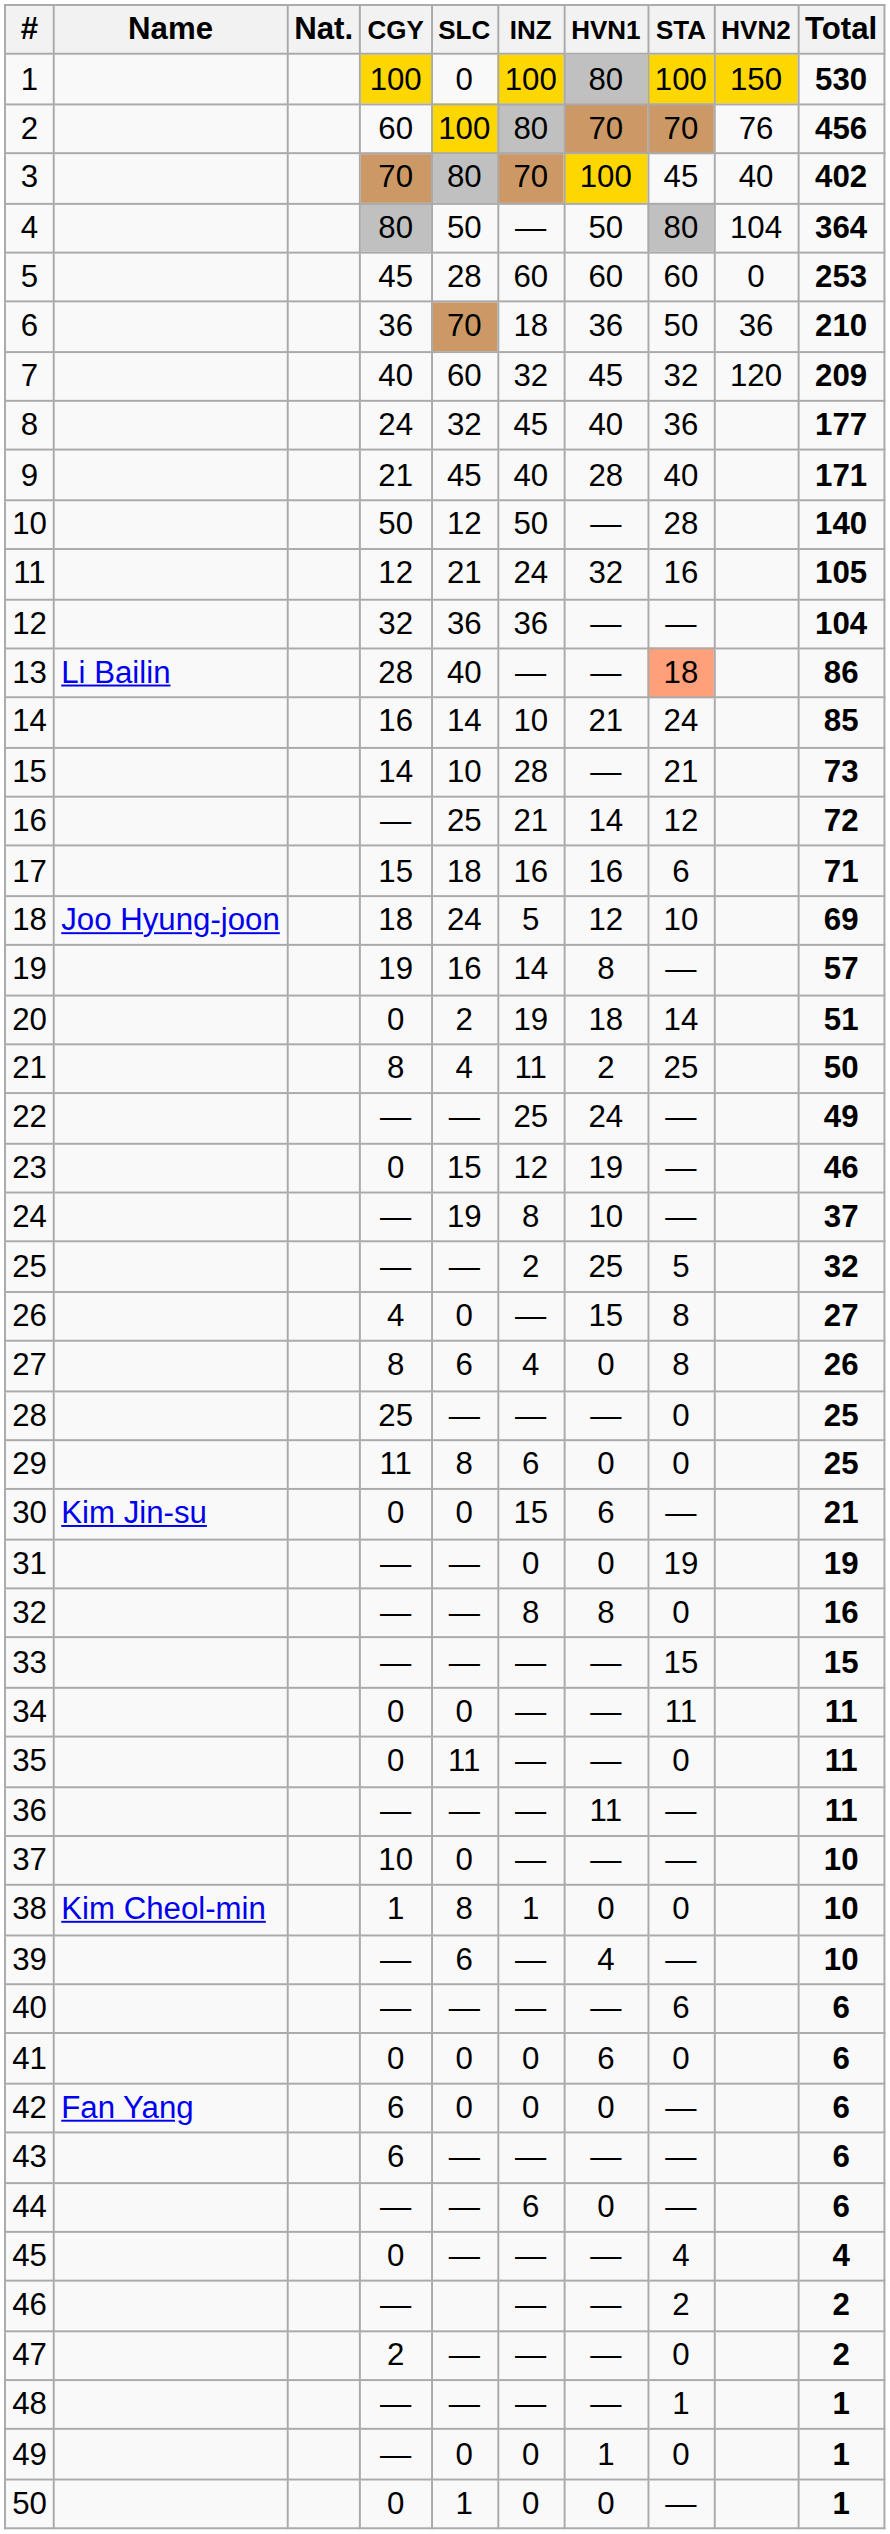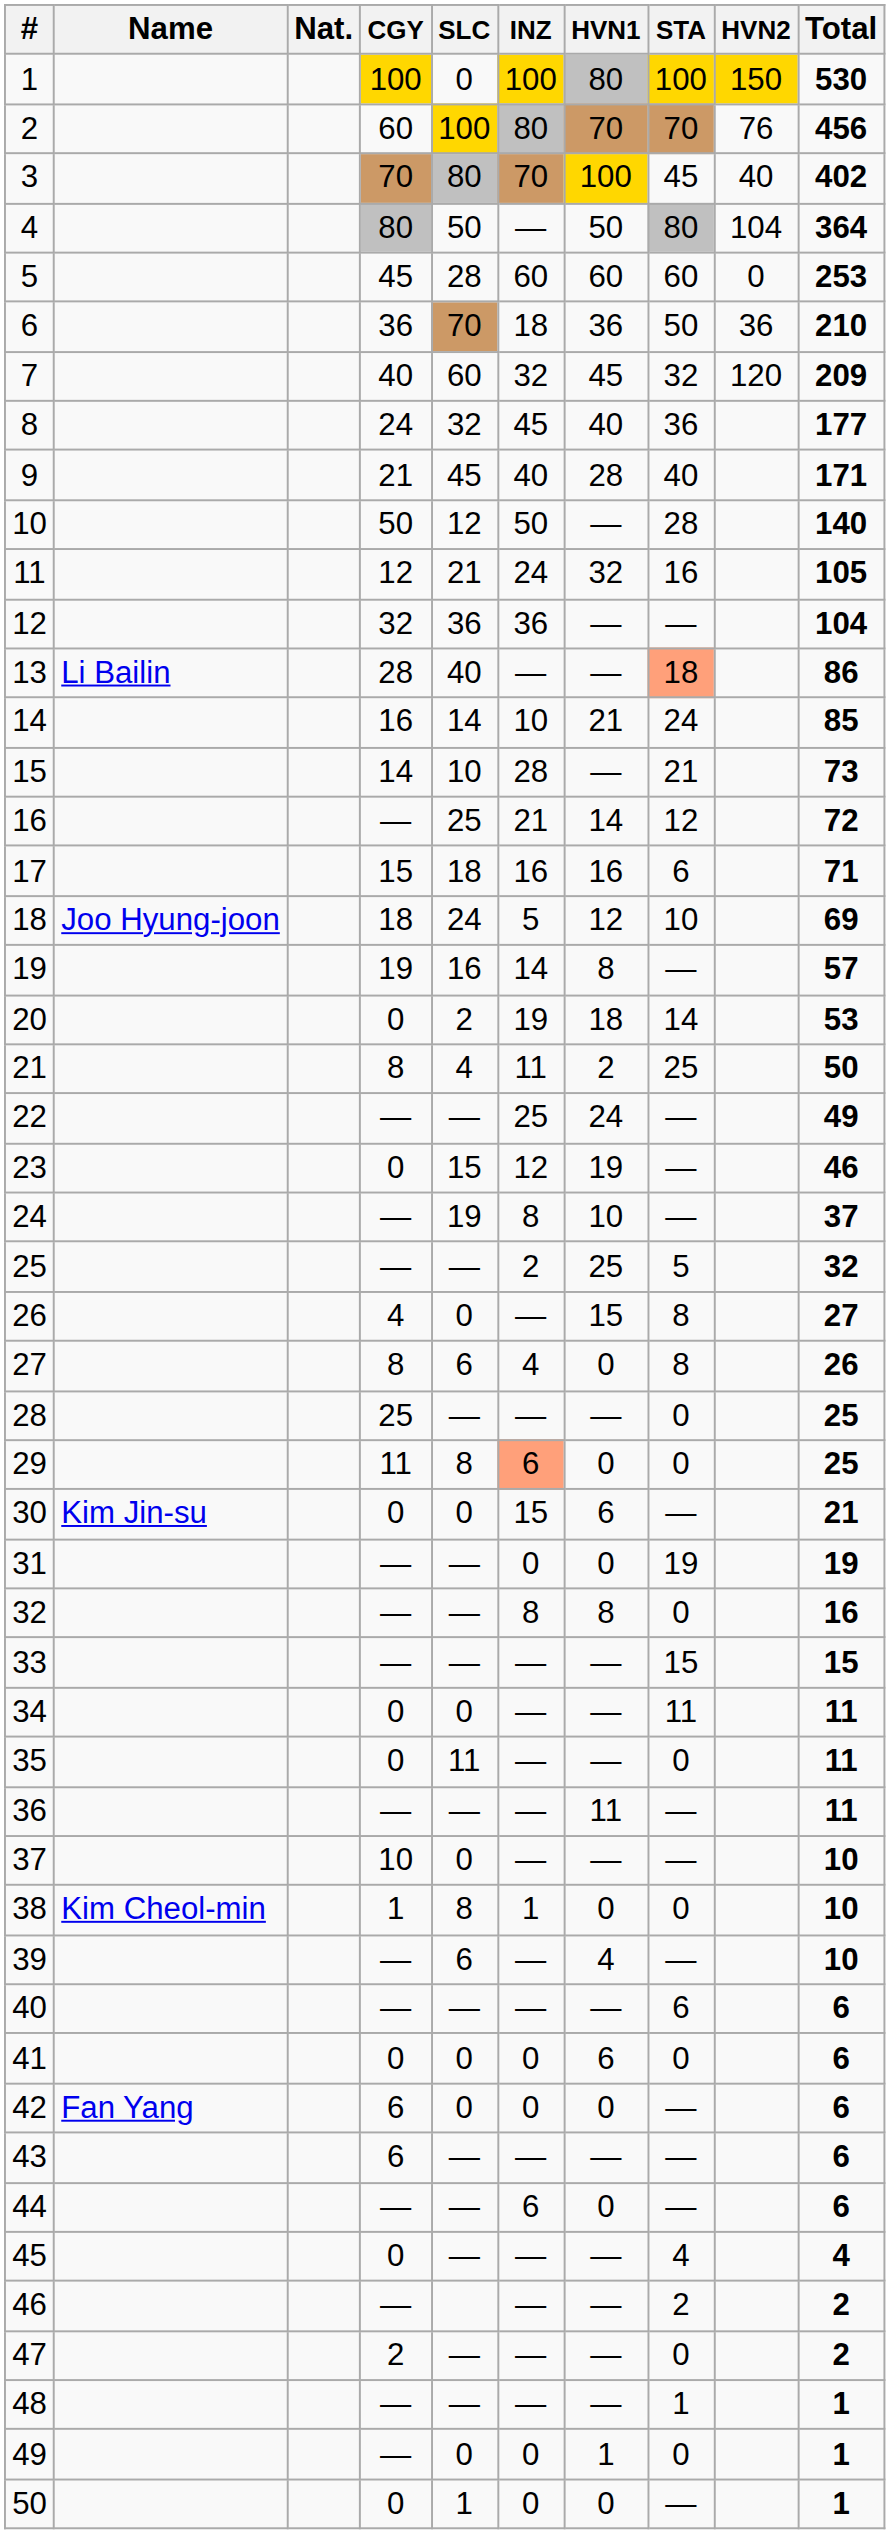(841, 1018) 51 -> (841, 1018) 53
(531, 1464) no background -> (531, 1464) lightsalmon background
